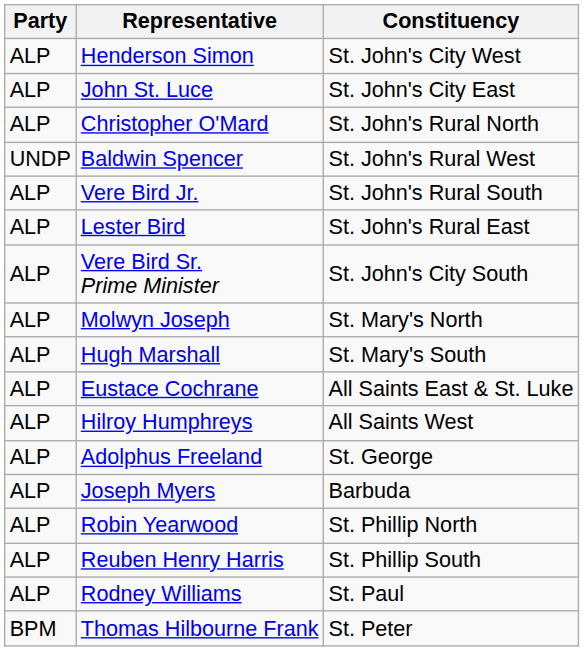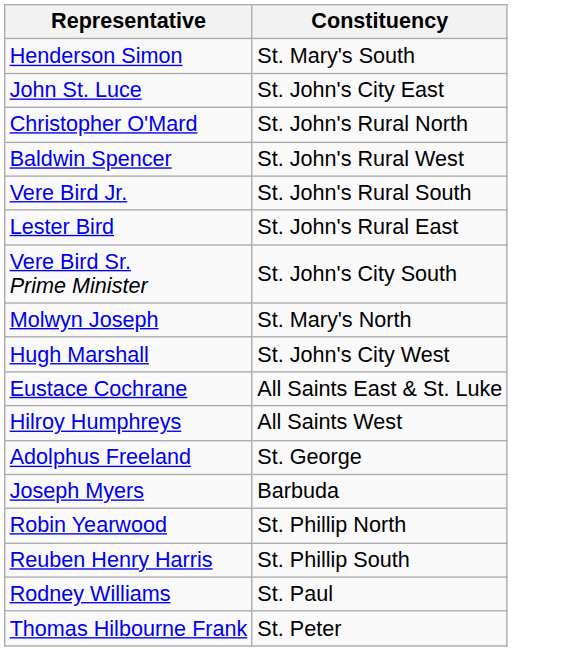- column: (40, 21)
(425, 55) St. John's City West -> (336, 55) St. Mary's South
(407, 354) St. Mary's South -> (353, 354) St. John's City West
